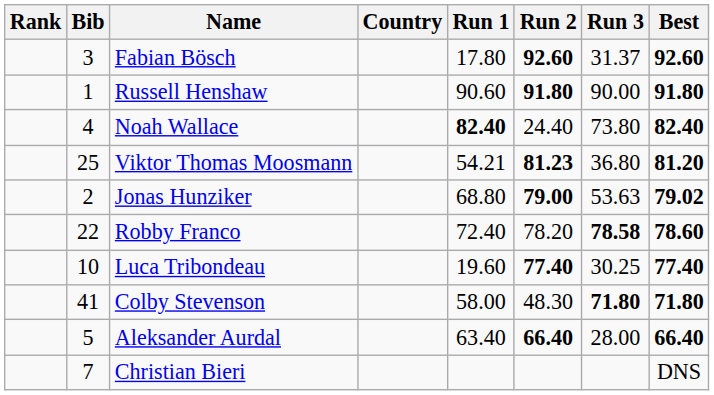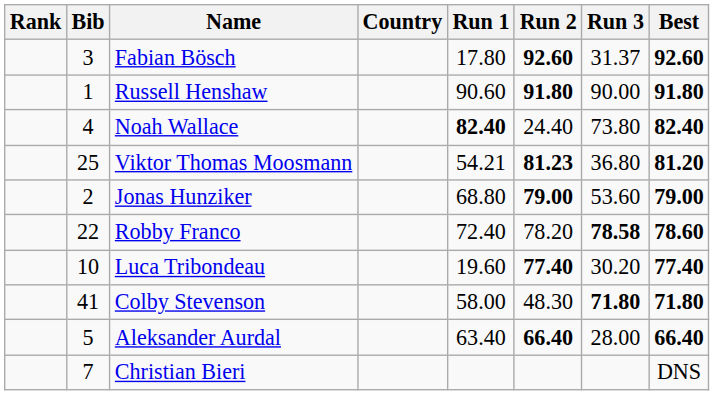(615, 197) 53.63 -> (615, 197) 53.60
(679, 197) 79.02 -> (679, 197) 79.00
(615, 267) 30.25 -> (615, 267) 30.20
